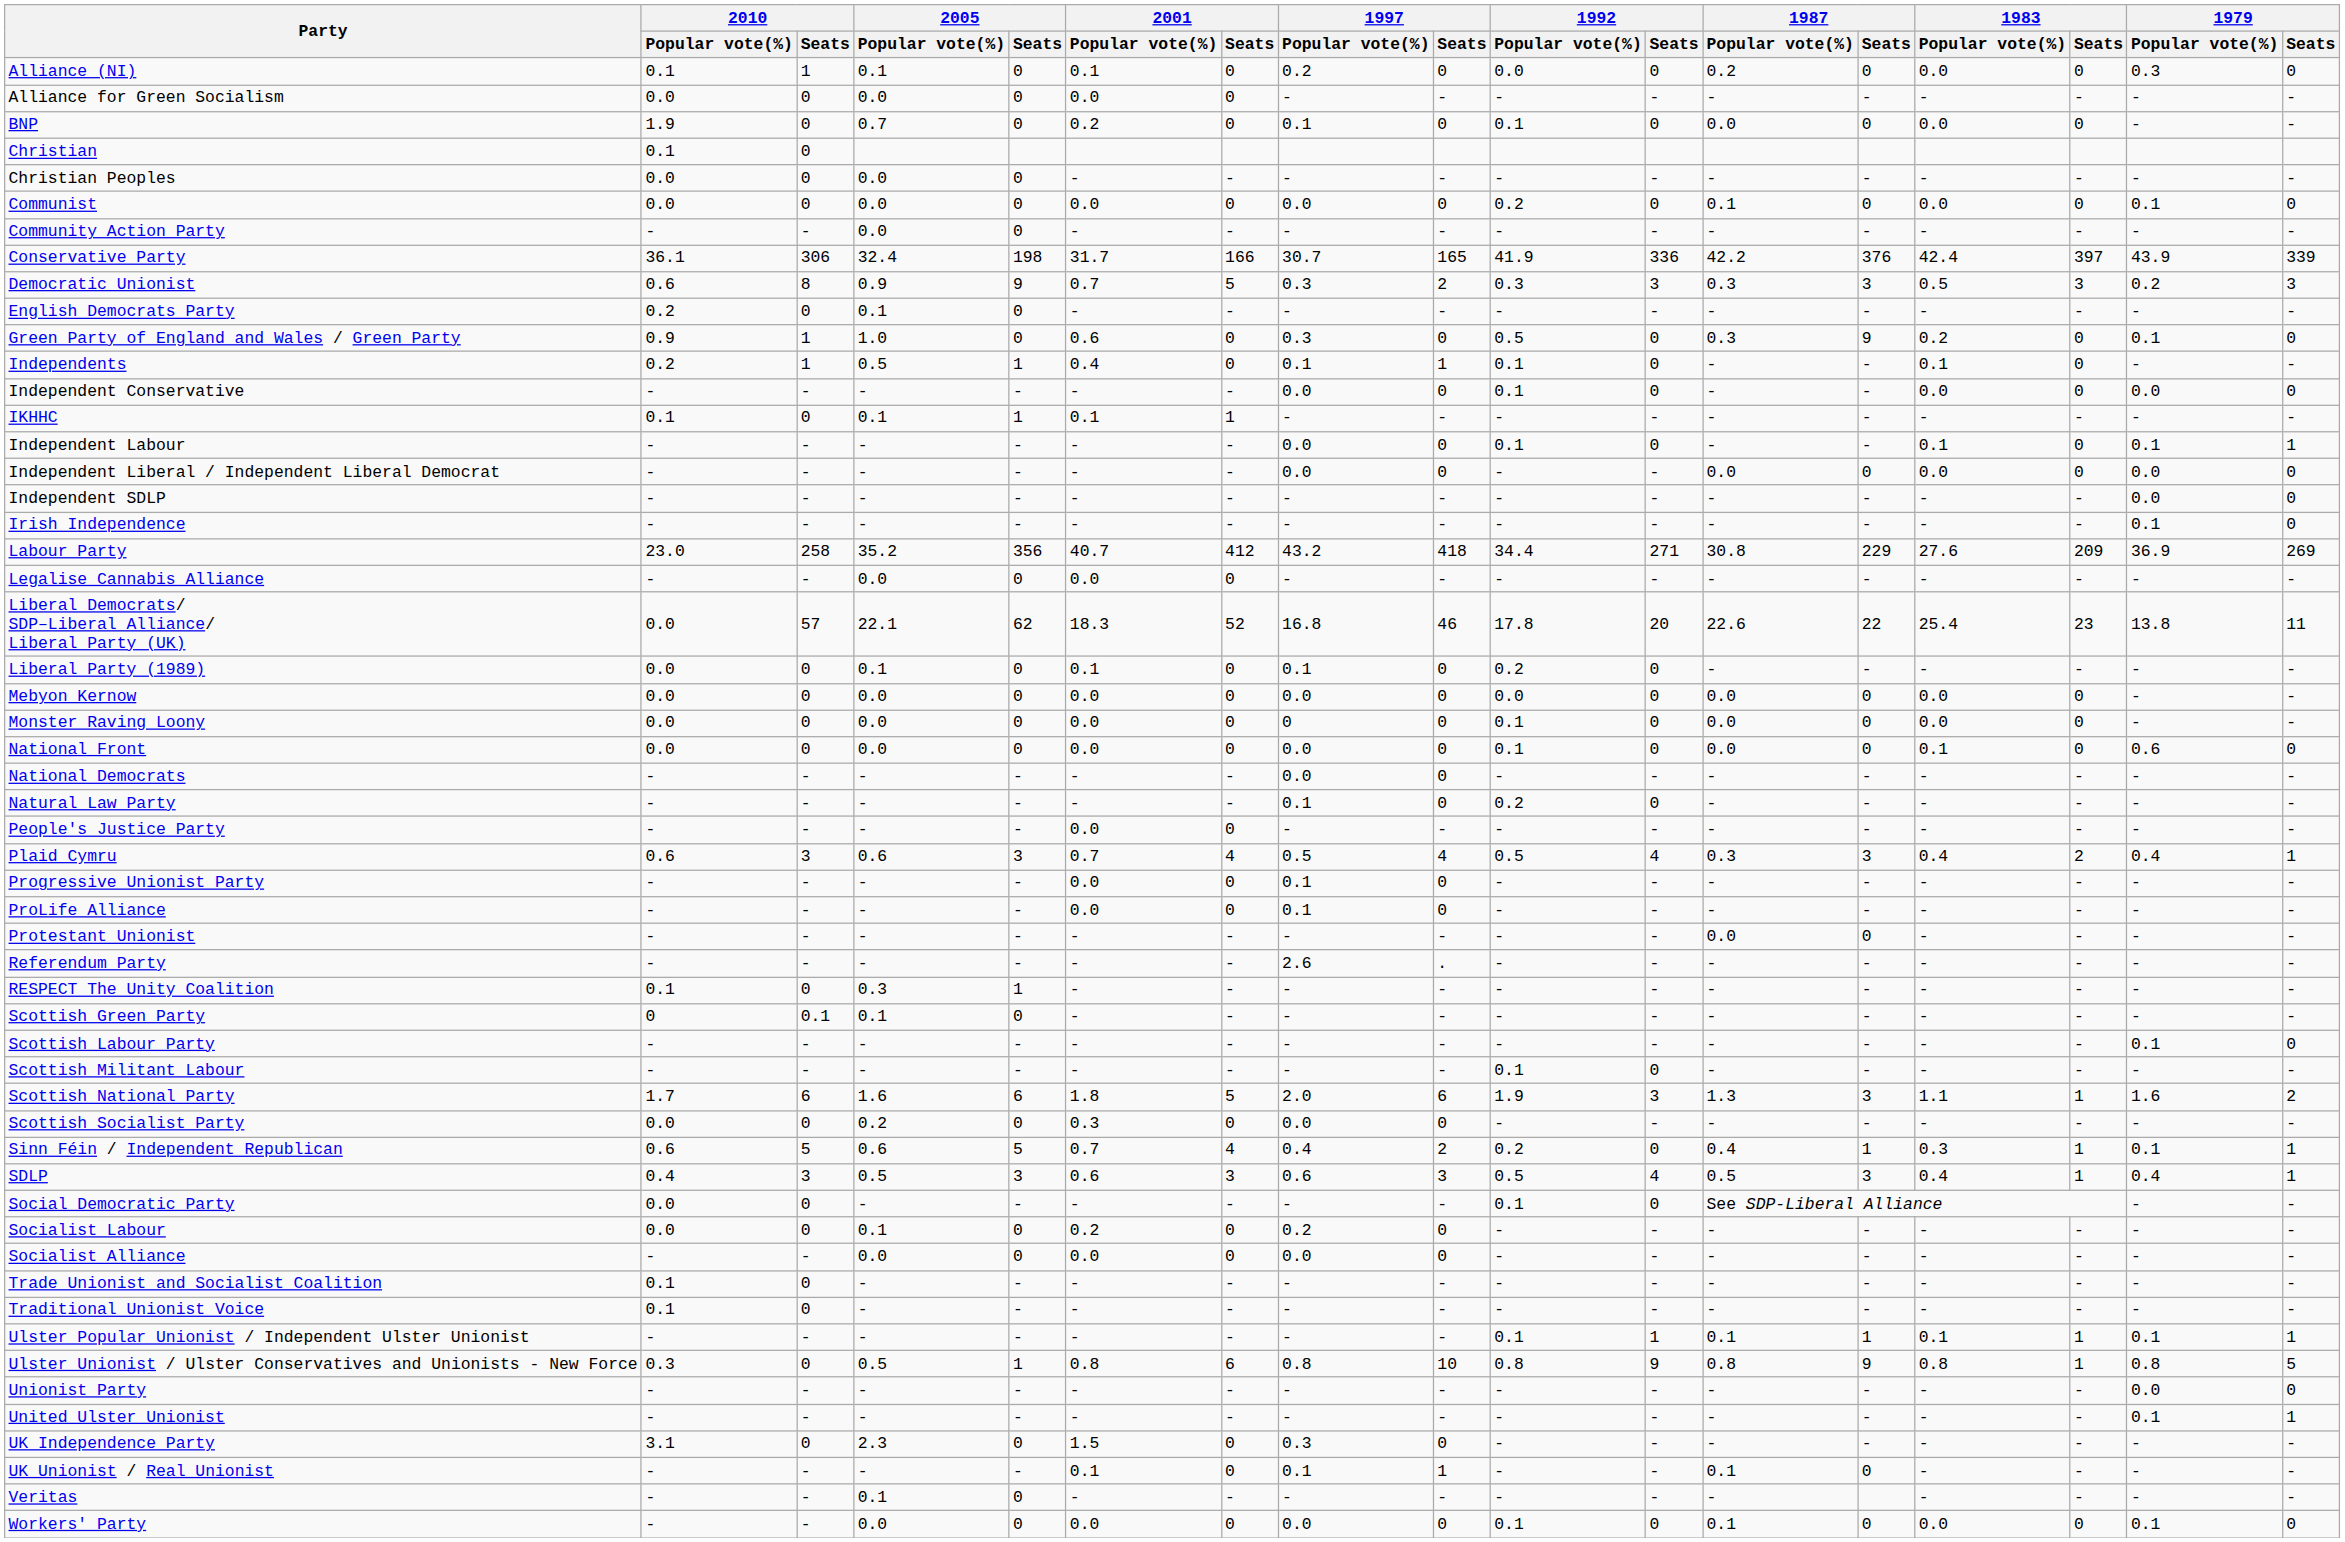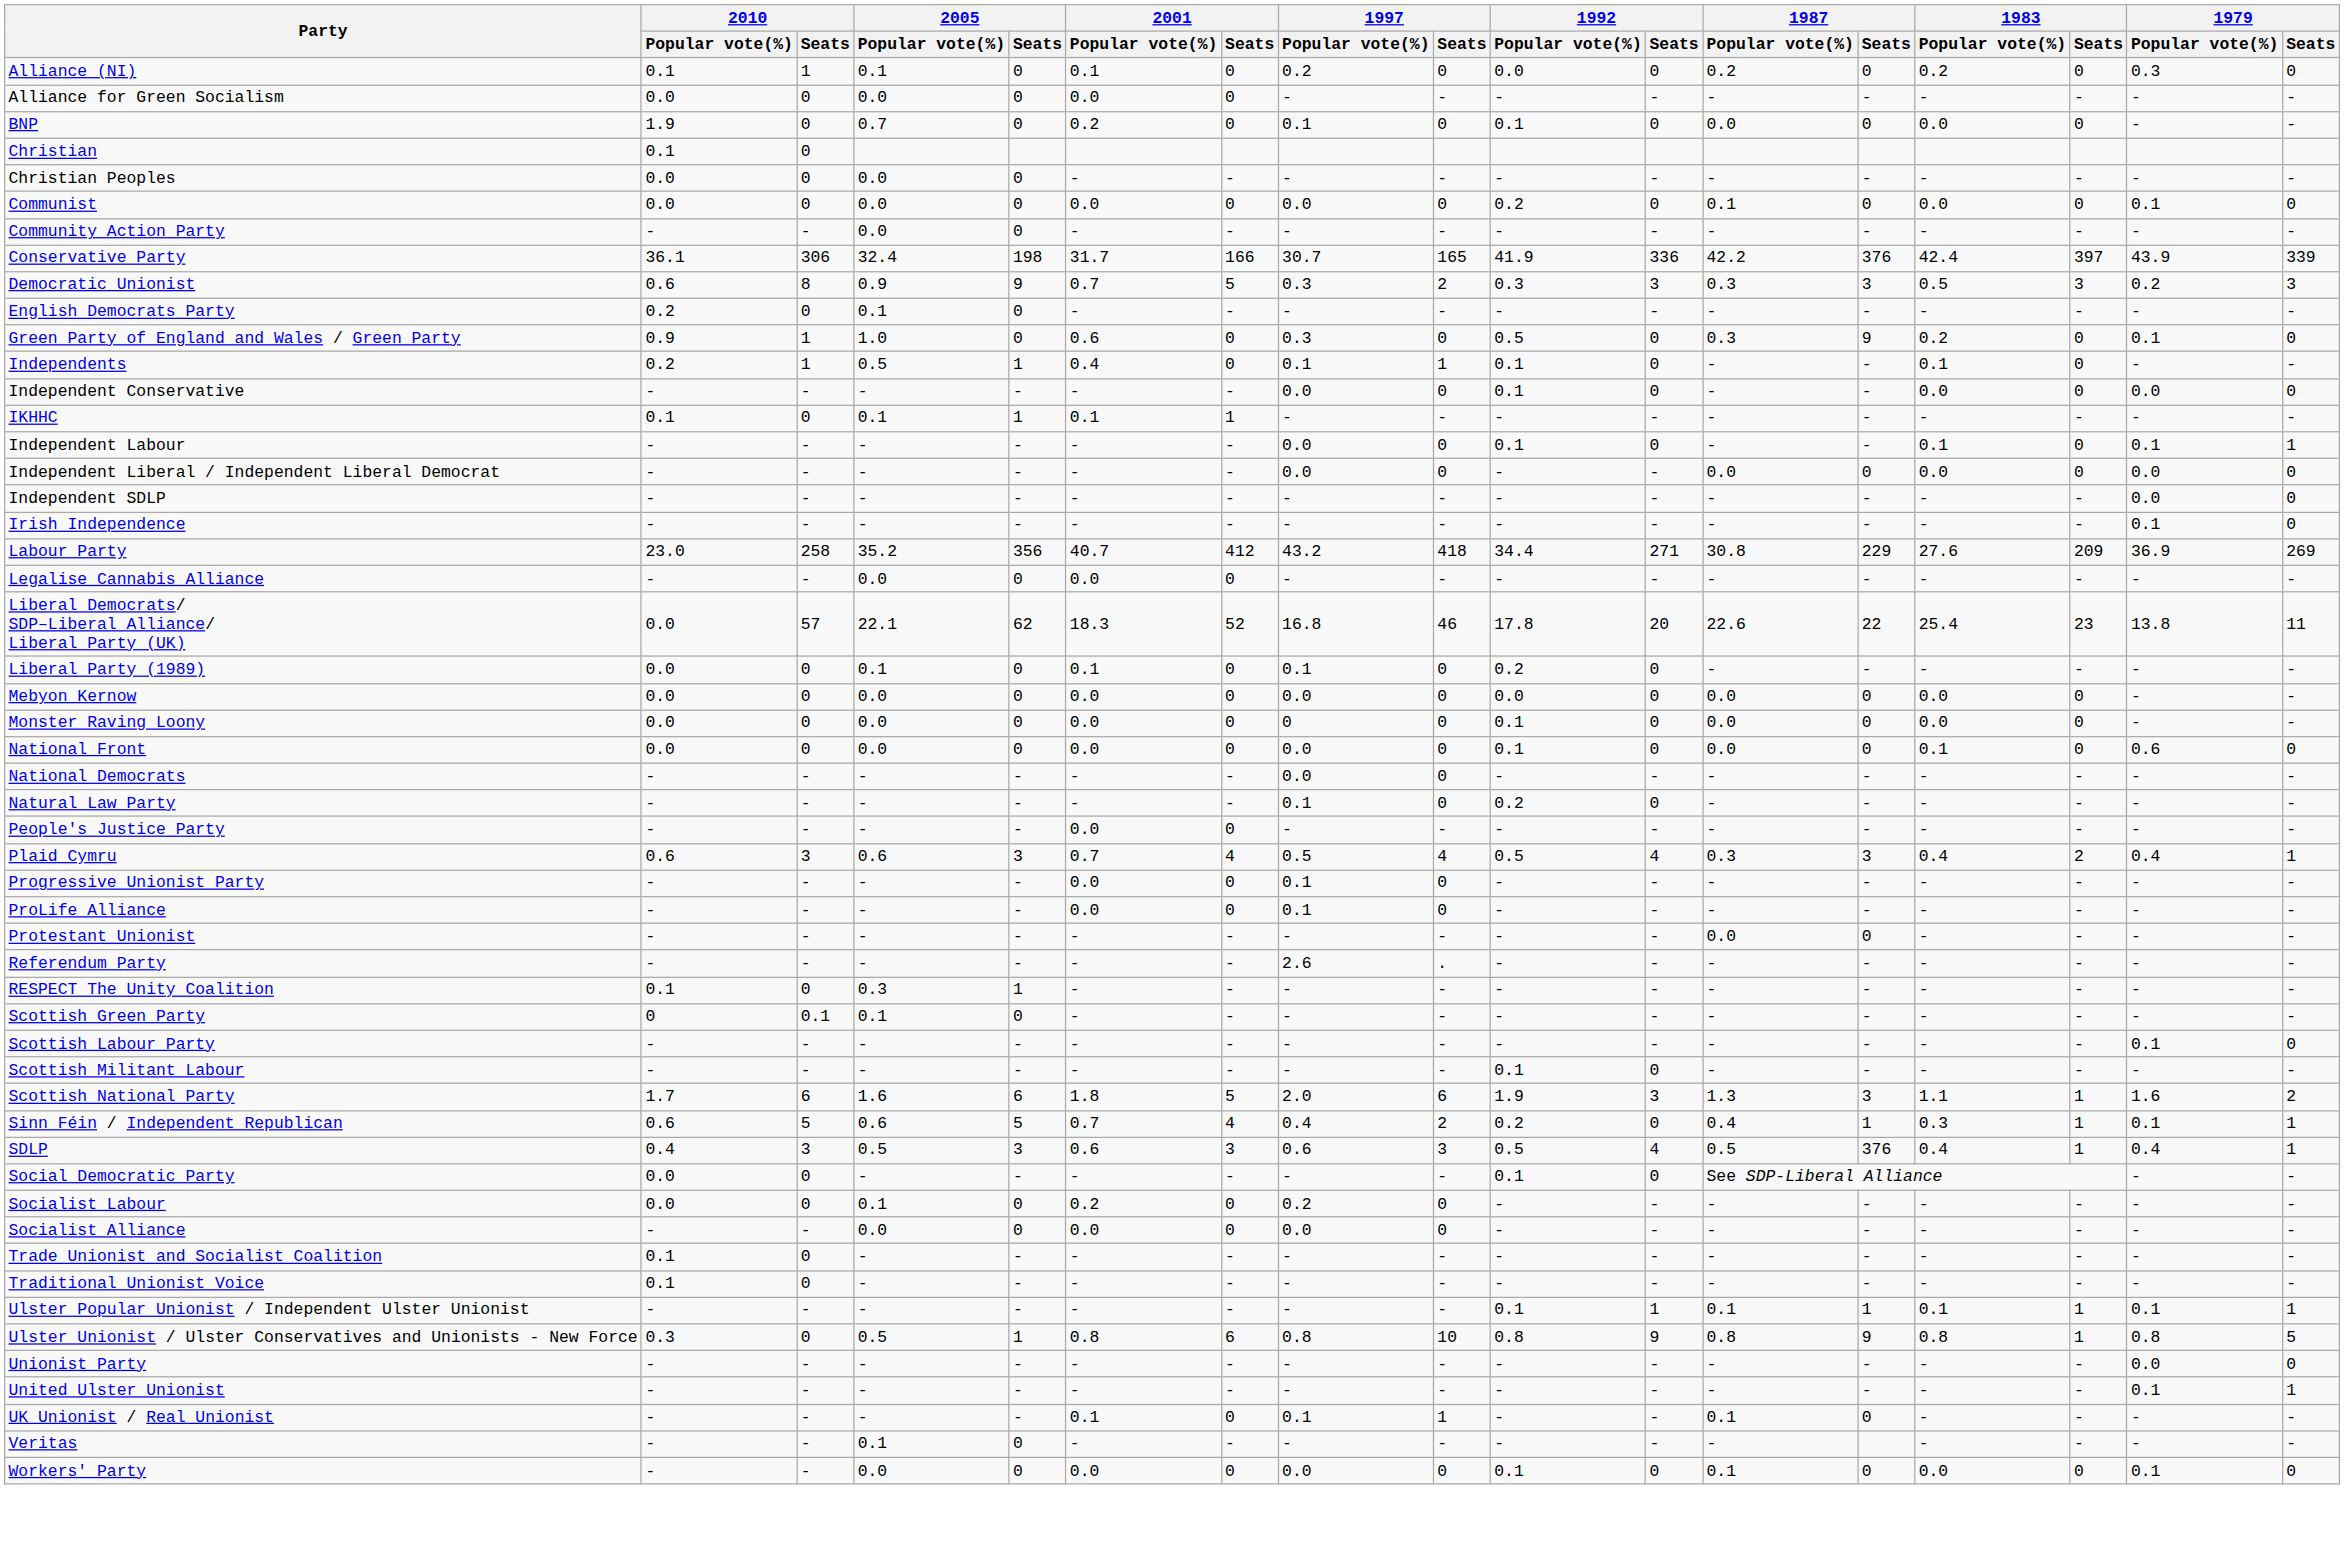(1933, 71) 0.0 -> (1933, 71) 0.2
- row: (126, 1124)
(1867, 1177) 3 -> (1876, 1150) 376
- row: (112, 1444)
